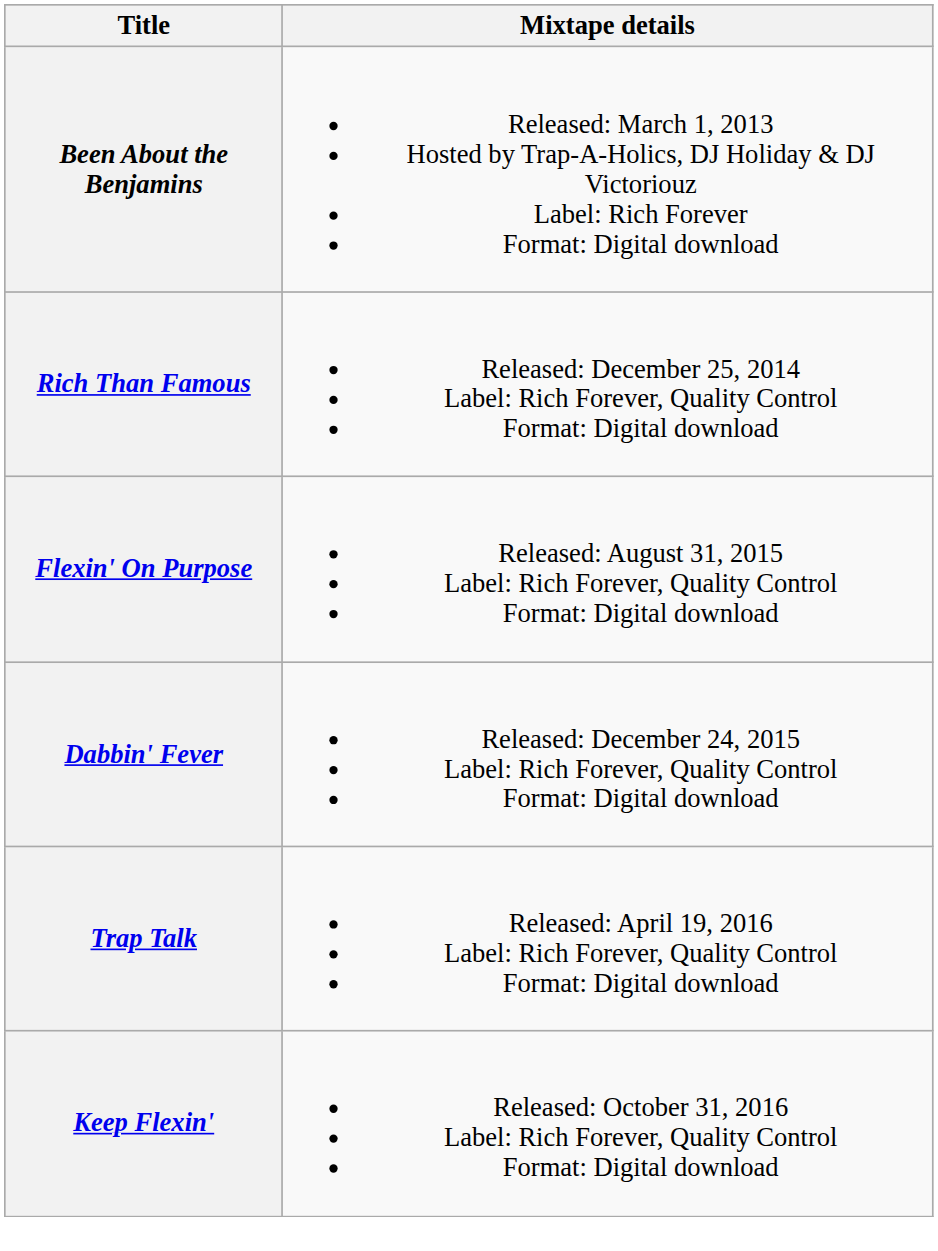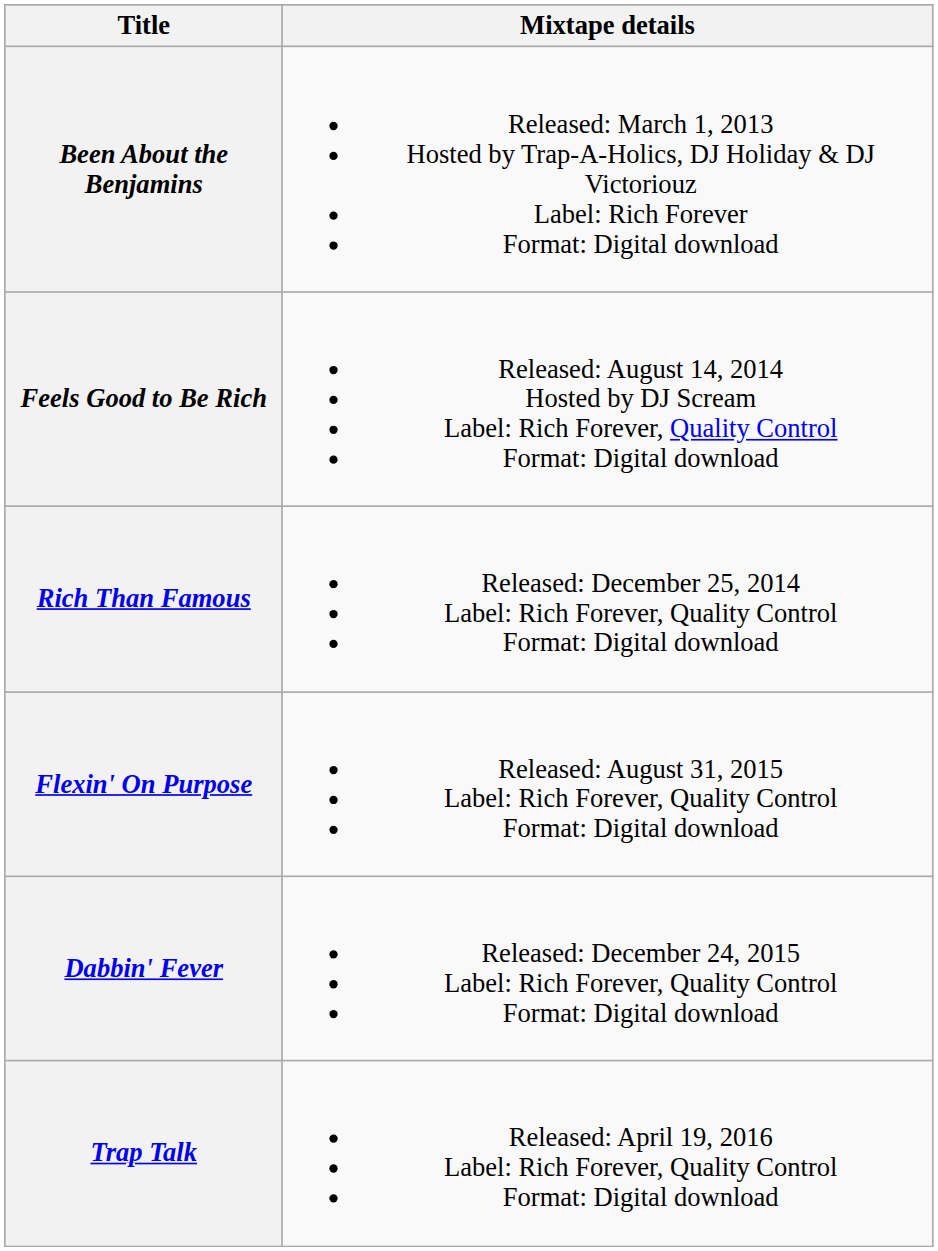+ row: (144, 398)
- row: (144, 1123)
